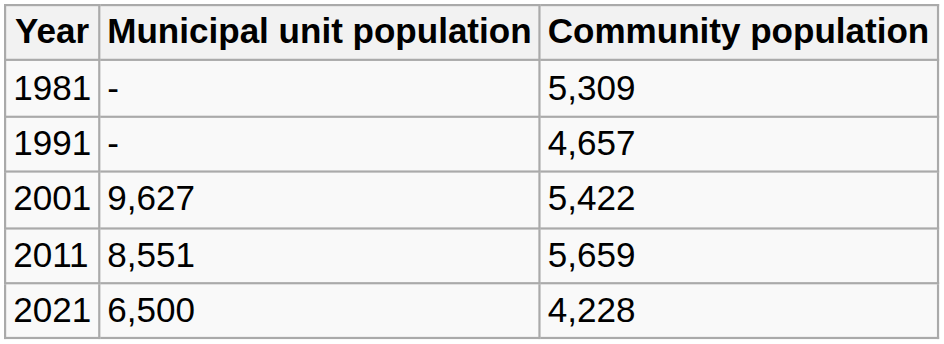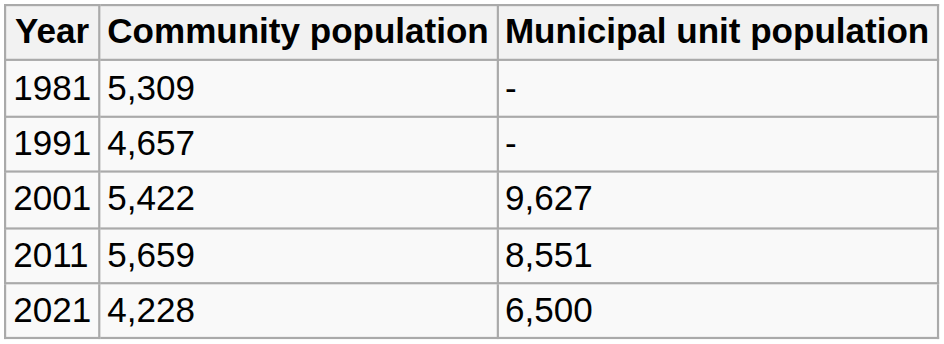columns swapped: (738, 32) <-> (319, 32)
